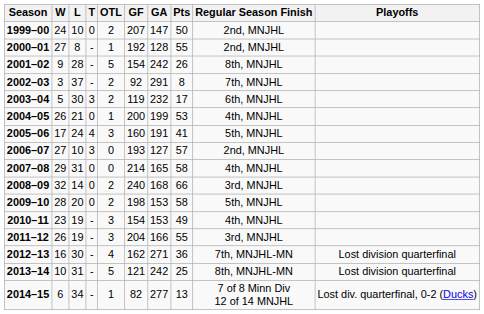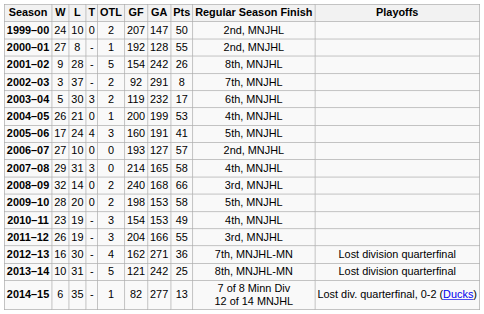(92, 151) 3 -> (92, 151) 0
(92, 168) 0 -> (92, 168) 3
(77, 295) 34 -> (77, 295) 35
